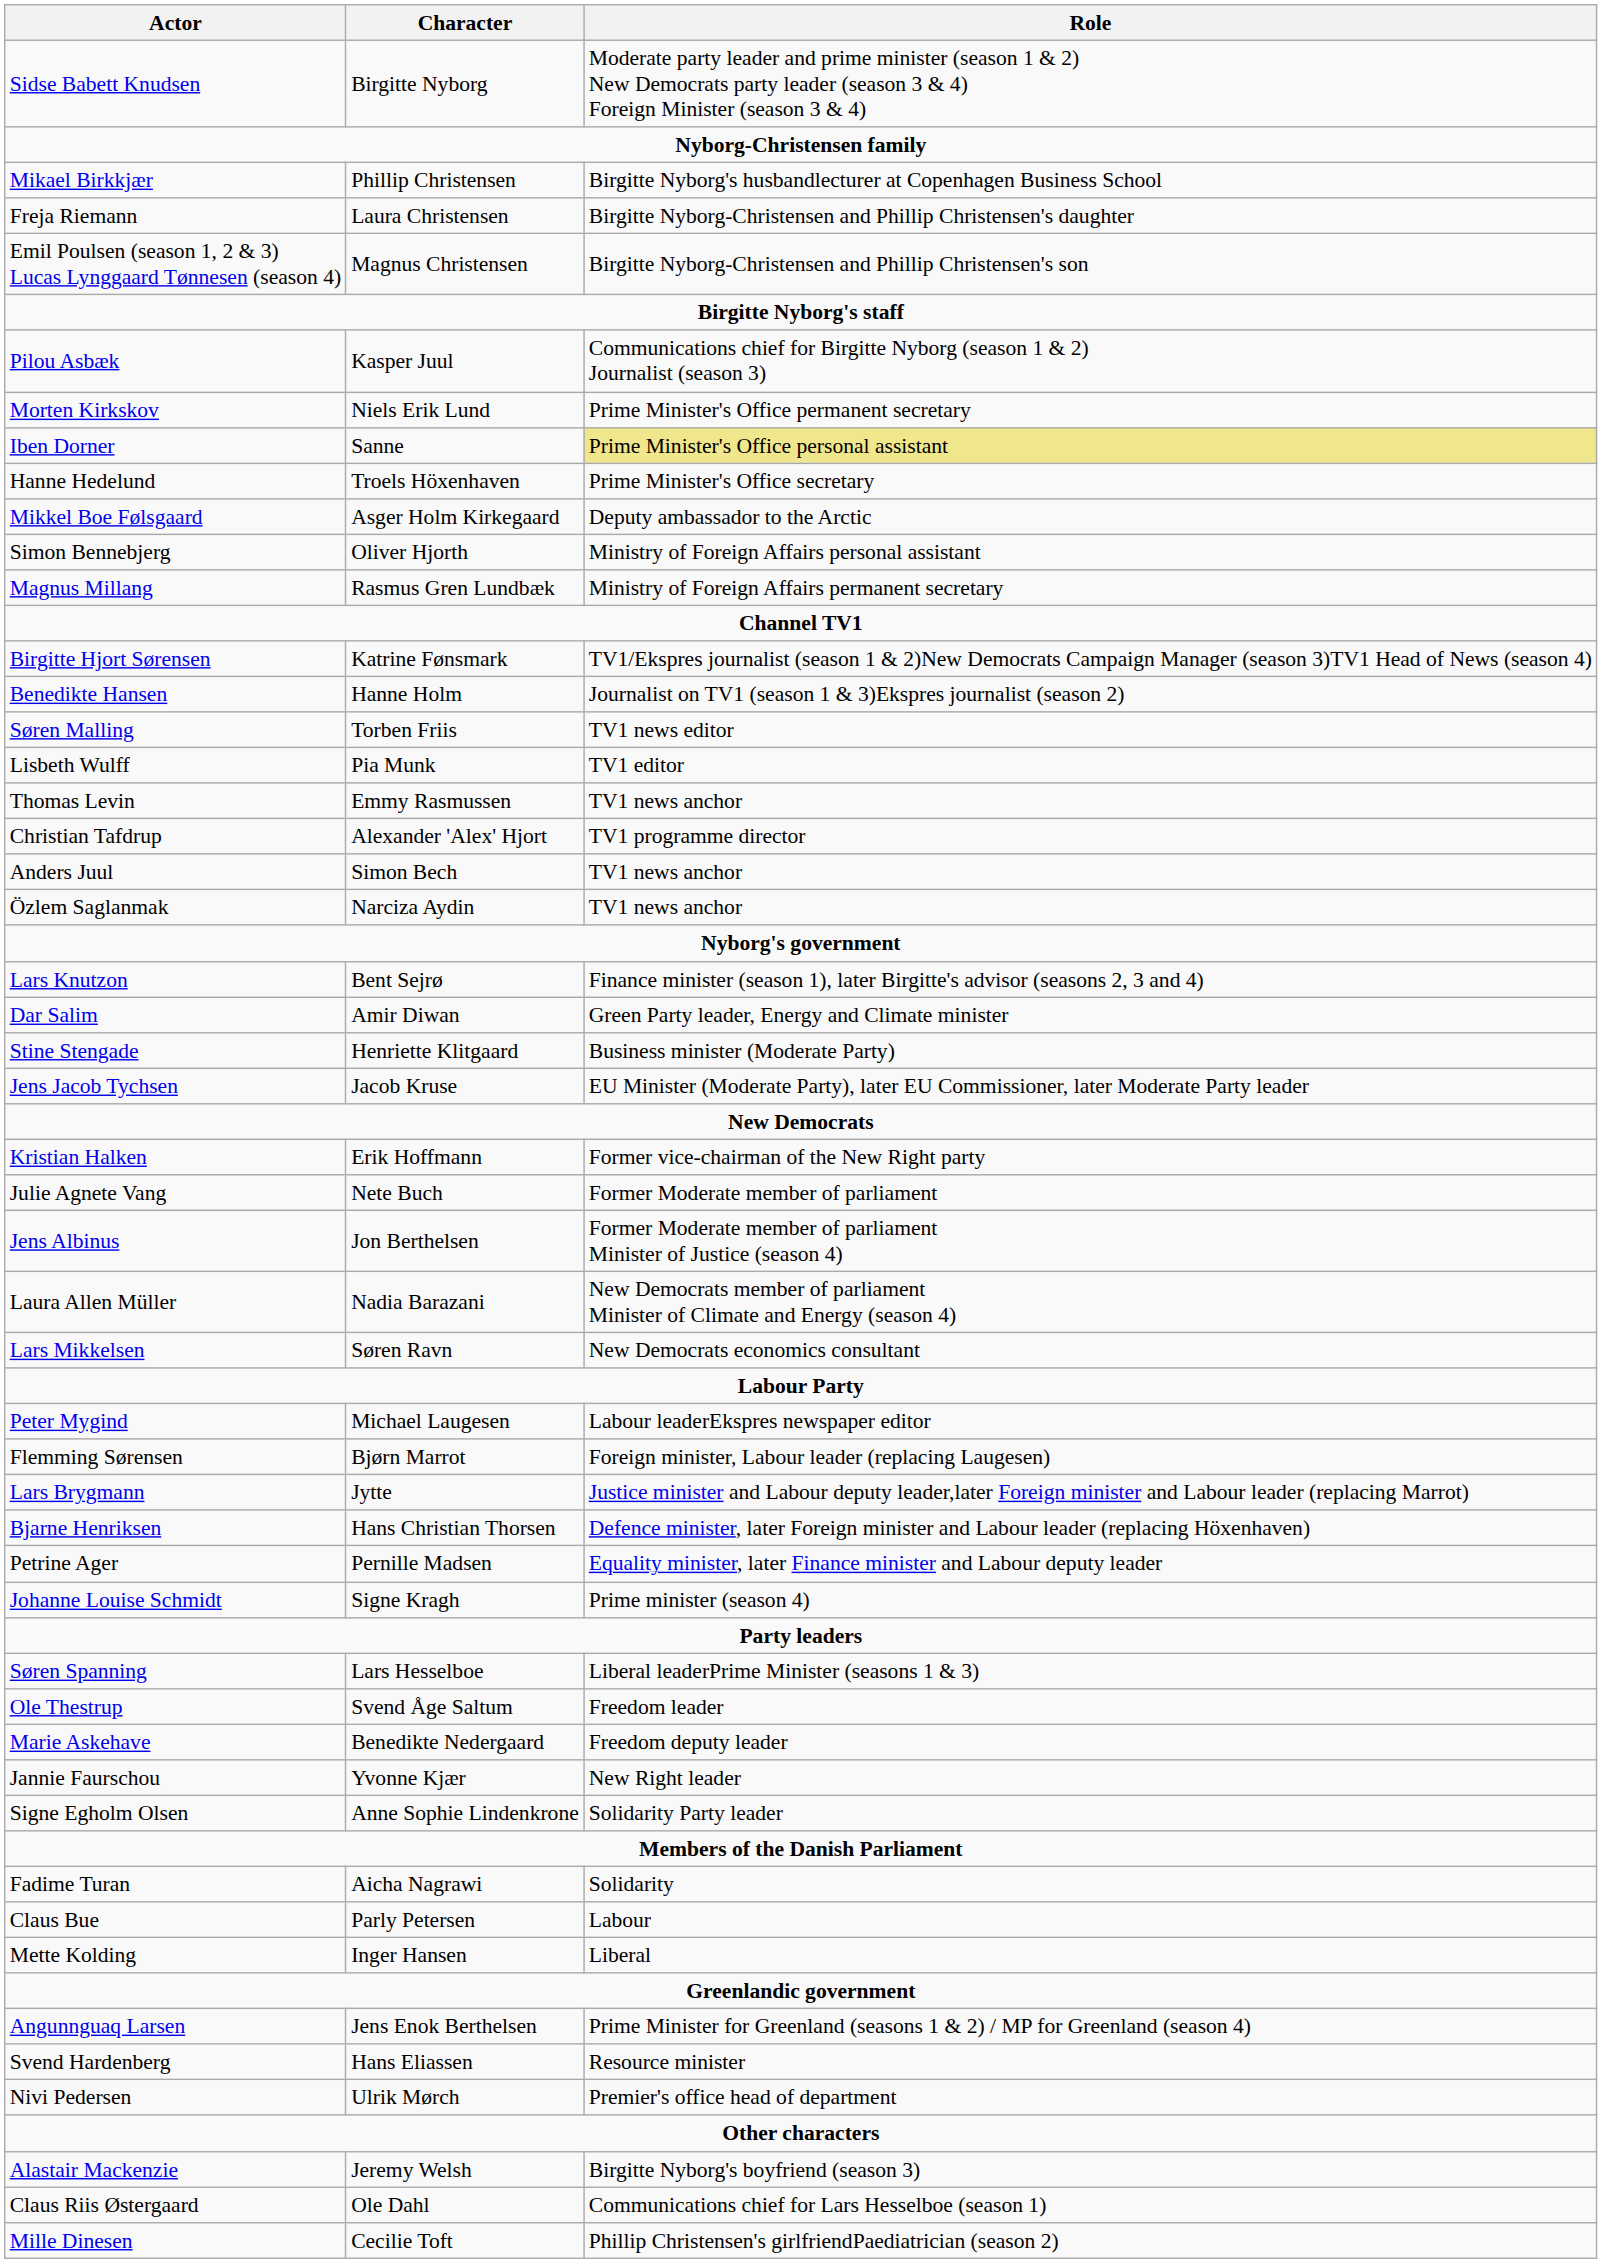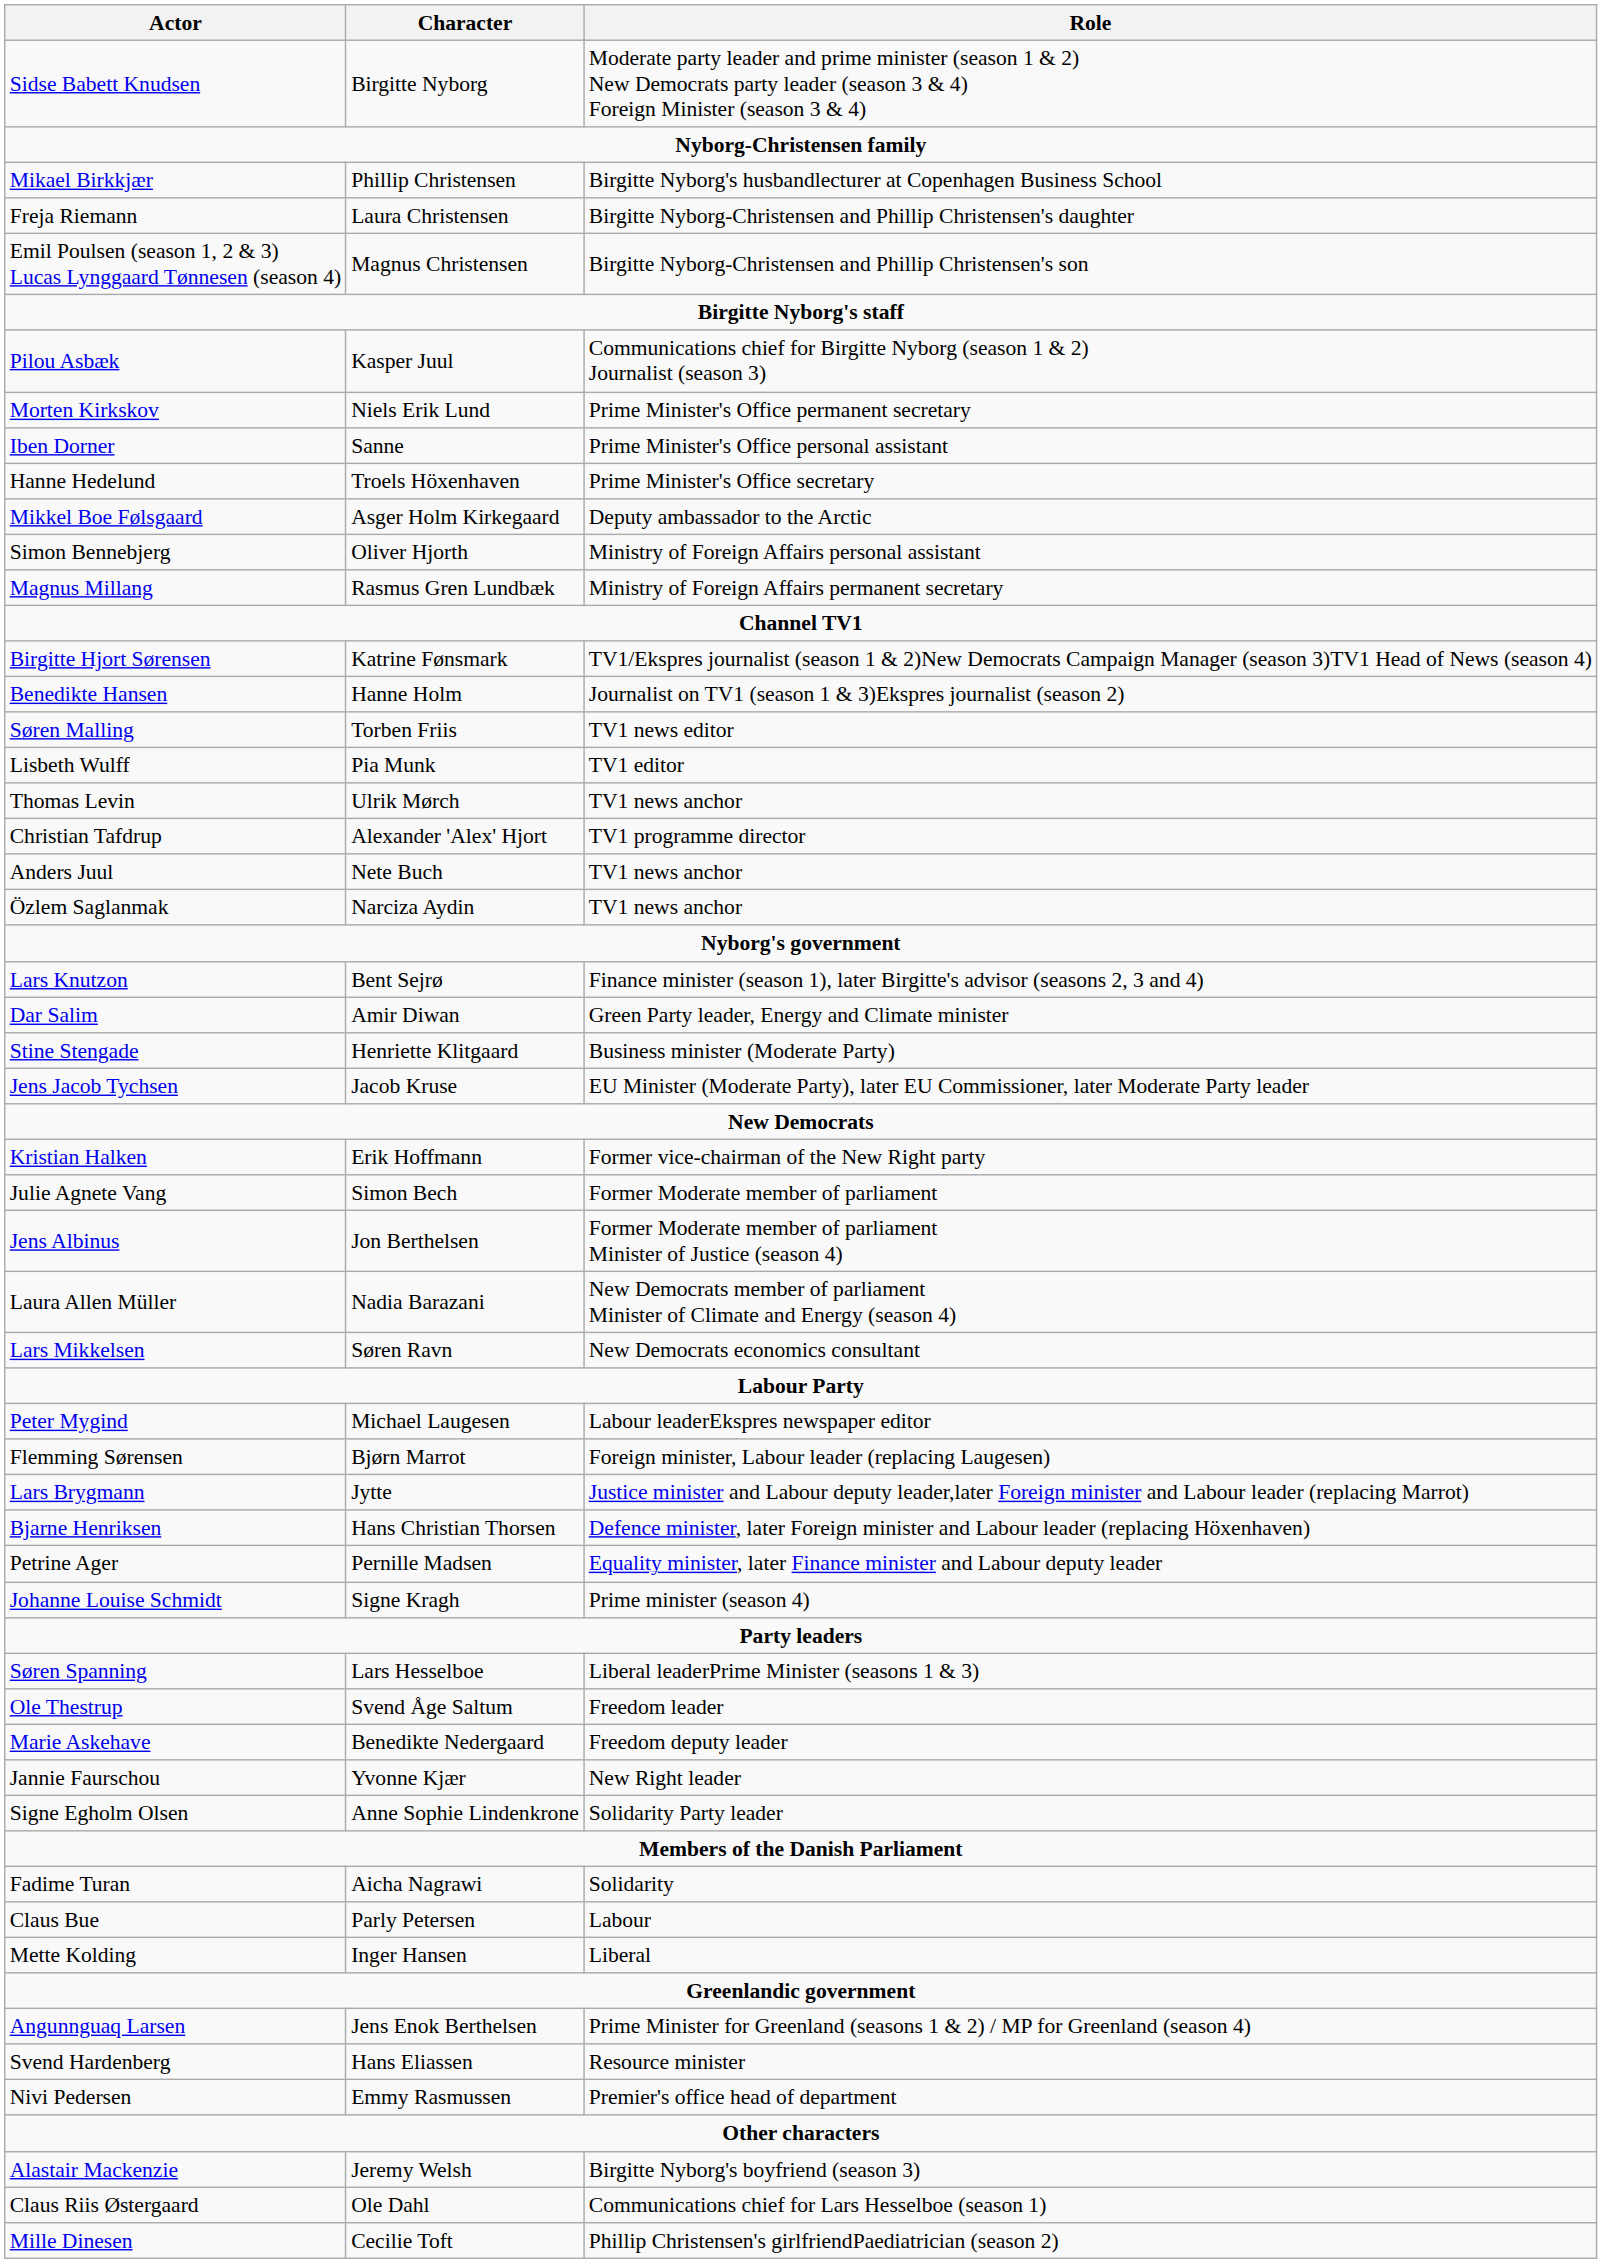(768, 445) khaki background -> (768, 445) no background
(431, 800) Emmy Rasmussen -> (405, 800) Ulrik Mørch
(404, 872) Simon Bech -> (397, 872) Nete Buch
(397, 1192) Nete Buch -> (404, 1192) Simon Bech
(405, 2097) Ulrik Mørch -> (431, 2097) Emmy Rasmussen
